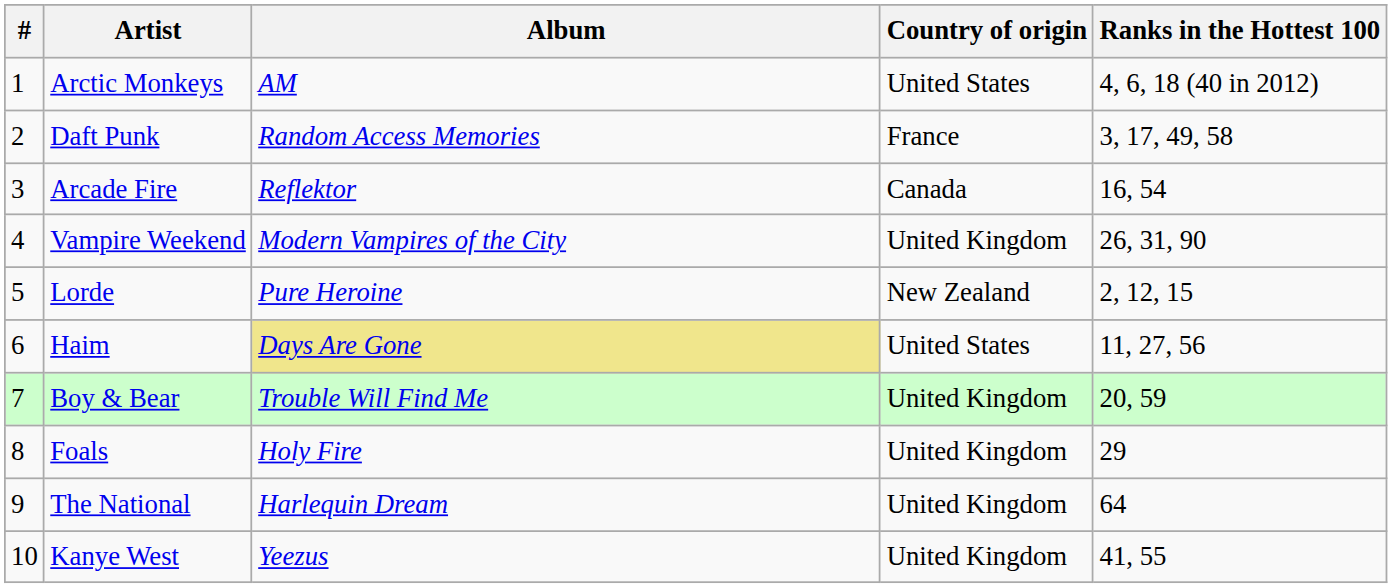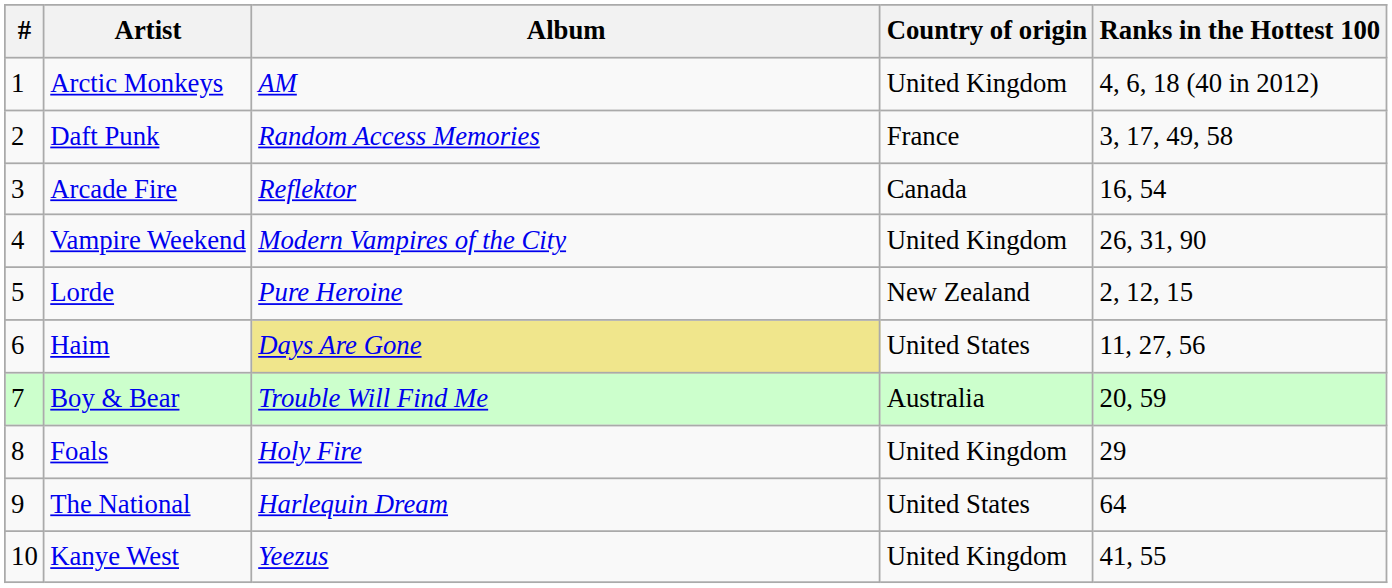(958, 82) United States -> (977, 82) United Kingdom
(977, 398) United Kingdom -> (936, 398) Australia
(977, 503) United Kingdom -> (958, 503) United States
